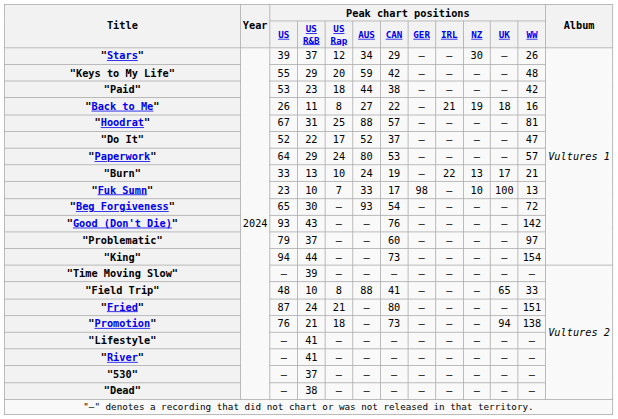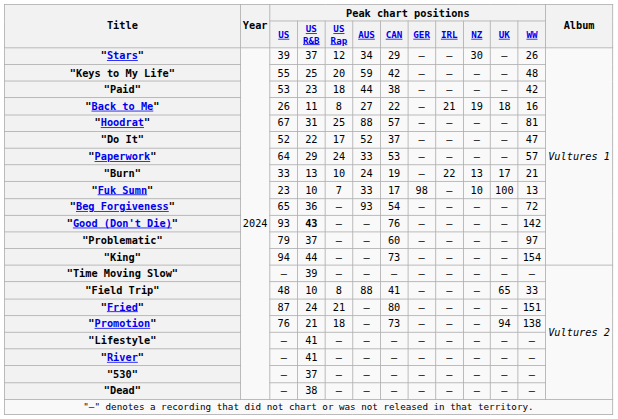(311, 73) 29 -> (311, 73) 25
(366, 157) 80 -> (366, 157) 33
(311, 207) 30 -> (311, 207) 36
(311, 223) normal -> (311, 223) bold
